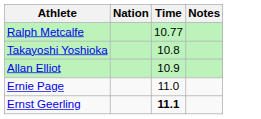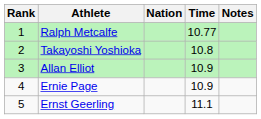+ column: (21, 13)
(168, 86) 11.0 -> (202, 86) 10.9
(168, 104) bold -> (202, 104) normal
